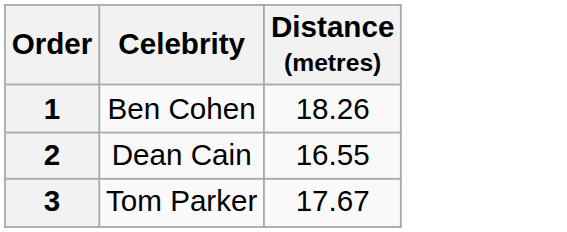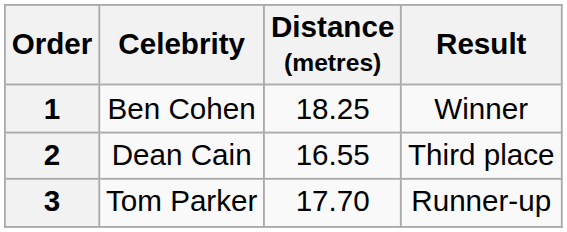+ column: (481, 44)
(333, 108) 18.26 -> (333, 108) 18.25
(333, 202) 17.67 -> (333, 202) 17.70
